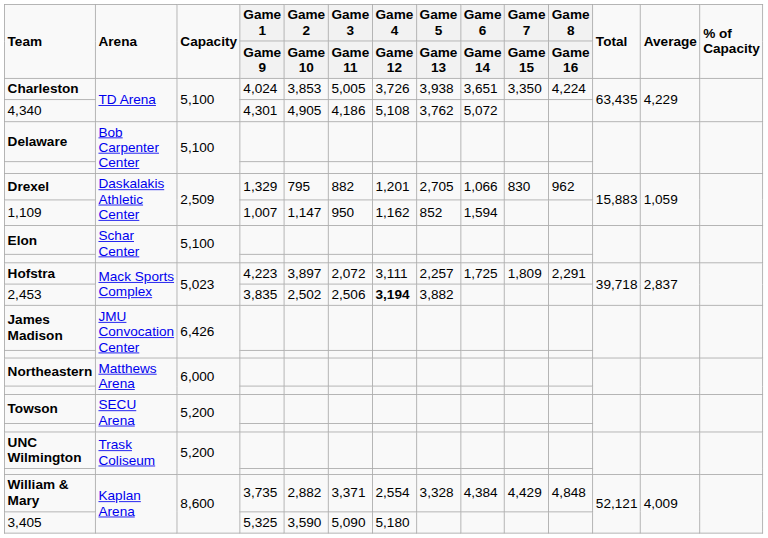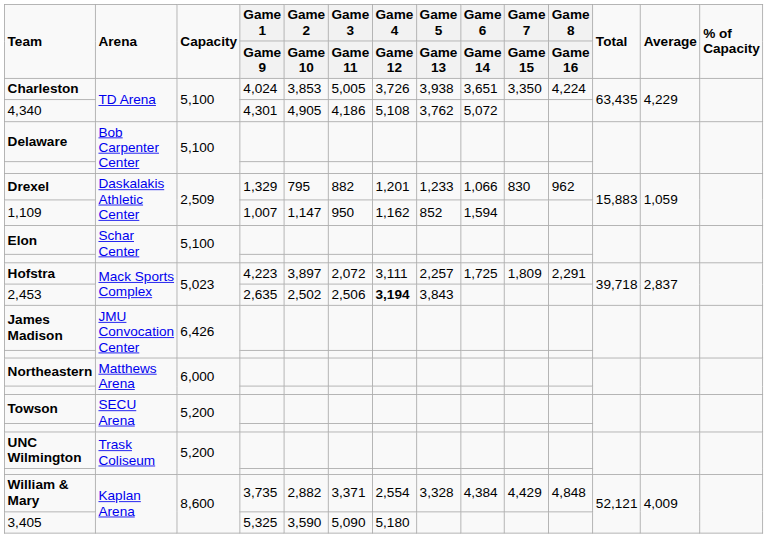(437, 186) 2,705 -> (437, 186) 1,233
(260, 294) 3,835 -> (260, 294) 2,635
(437, 294) 3,882 -> (437, 294) 3,843
